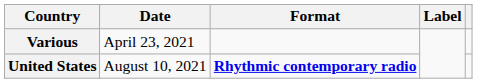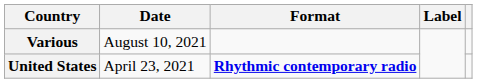(149, 41) April 23, 2021 -> (155, 41) August 10, 2021
(155, 66) August 10, 2021 -> (149, 66) April 23, 2021
